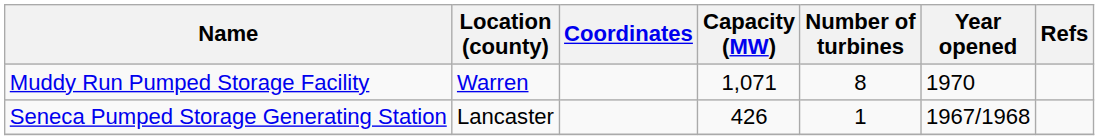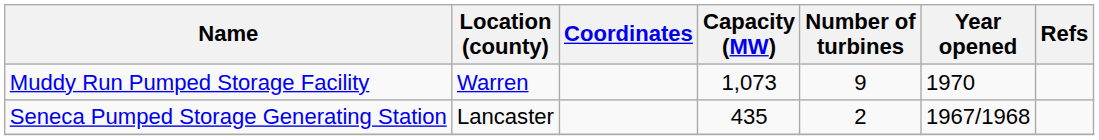(749, 81) 1,071 -> (749, 81) 1,073
(861, 81) 8 -> (861, 81) 9
(749, 116) 426 -> (749, 116) 435
(861, 116) 1 -> (861, 116) 2
